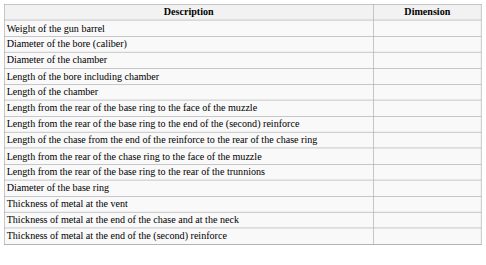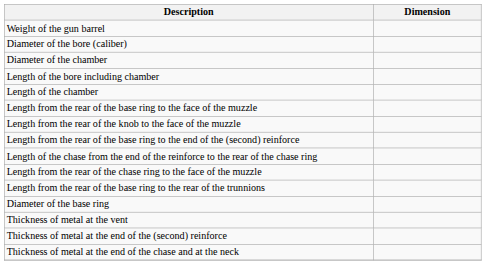+ row: (124, 124)
rows swapped: (117, 236) <-> (123, 220)
